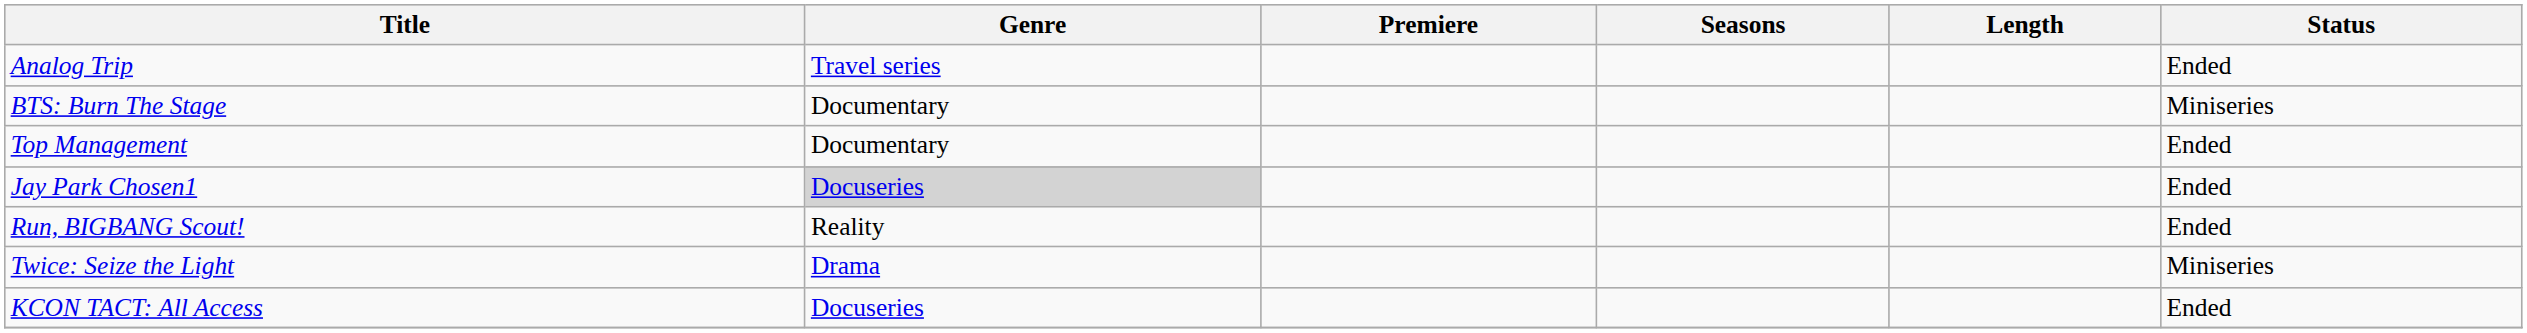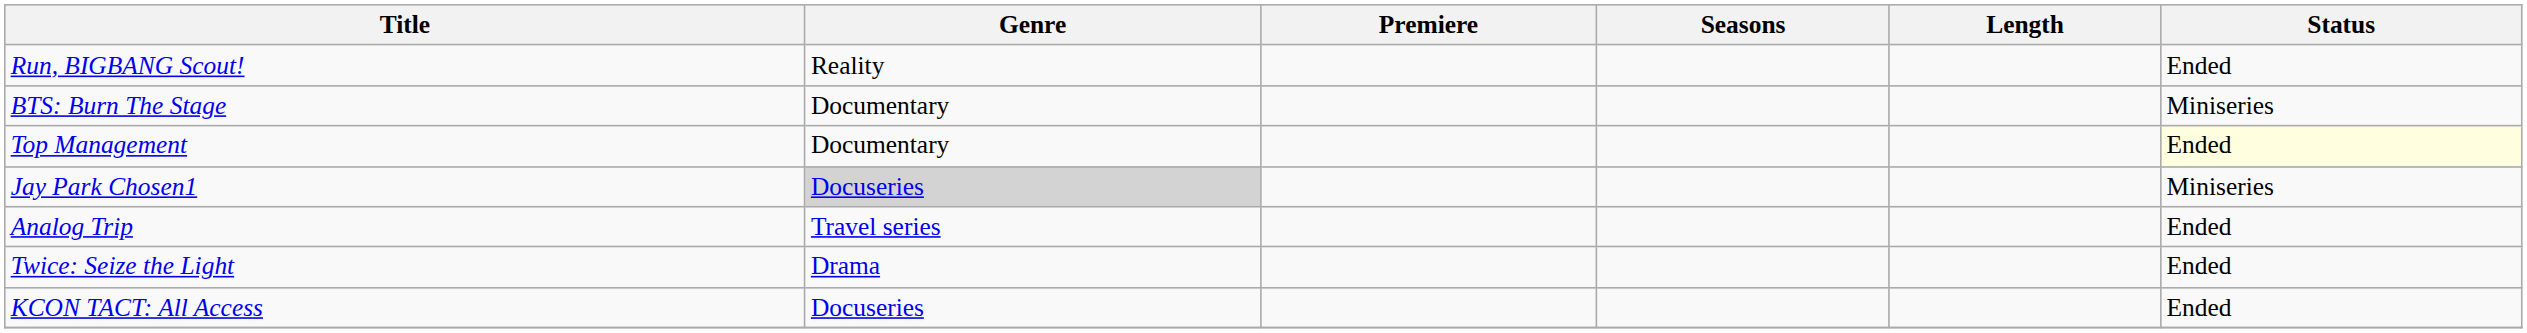rows swapped: (128, 226) <-> (72, 65)
(2199, 145) no background -> (2199, 145) lightyellow background
(2199, 186) Ended -> (2220, 186) Miniseries
(2220, 266) Miniseries -> (2199, 266) Ended
